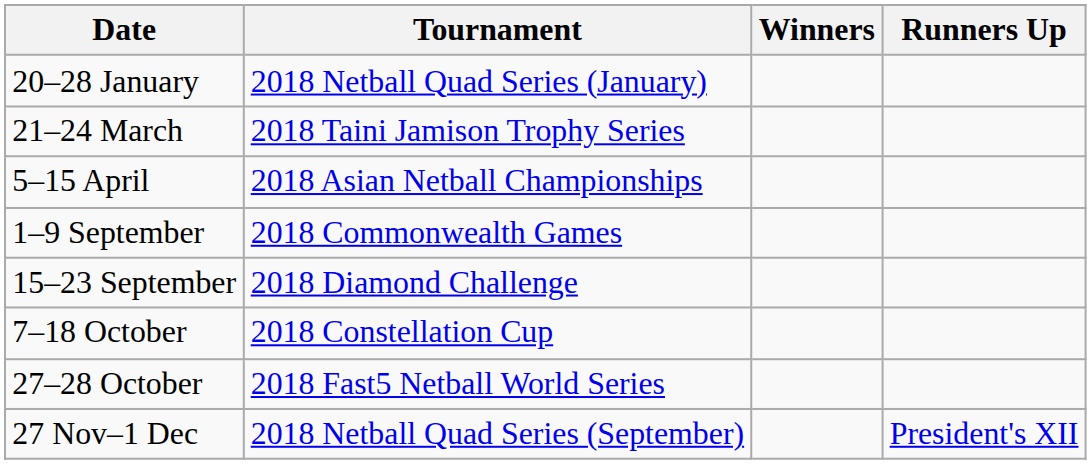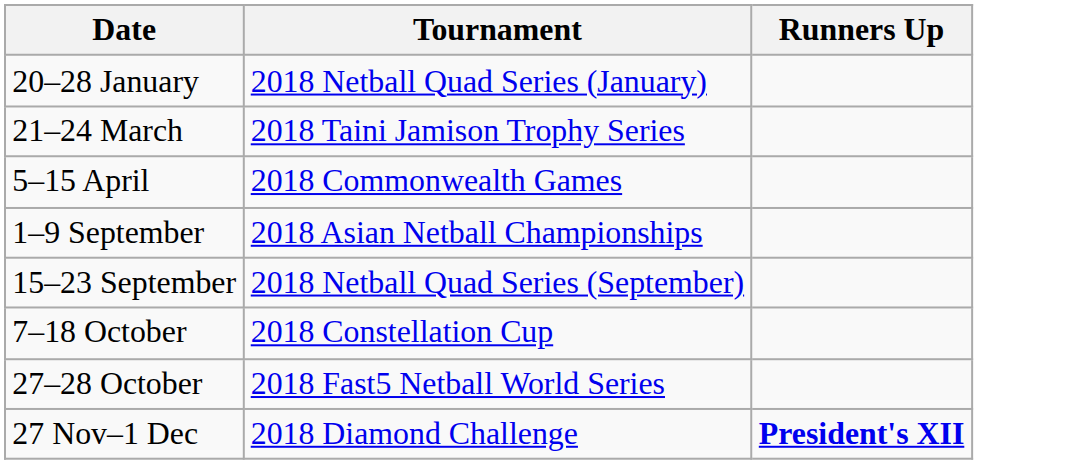- column: (817, 29)
(477, 181) 2018 Asian Netball Championships -> (436, 181) 2018 Commonwealth Games
(436, 231) 2018 Commonwealth Games -> (477, 231) 2018 Asian Netball Championships
(414, 282) 2018 Diamond Challenge -> (497, 282) 2018 Netball Quad Series (September)
(497, 433) 2018 Netball Quad Series (September) -> (414, 433) 2018 Diamond Challenge
(984, 433) normal -> (862, 433) bold
